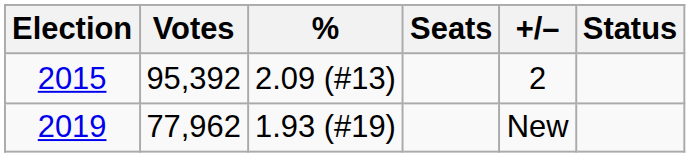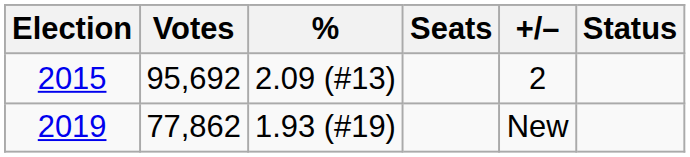(194, 77) 95,392 -> (194, 77) 95,692
(194, 126) 77,962 -> (194, 126) 77,862
